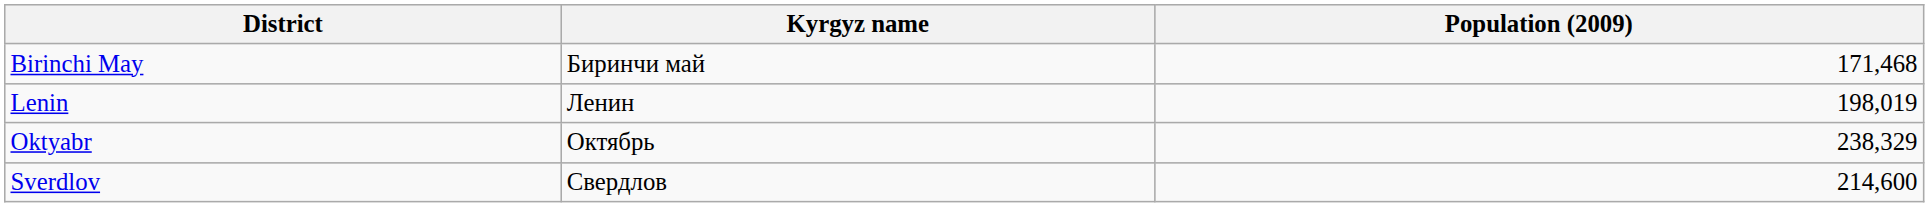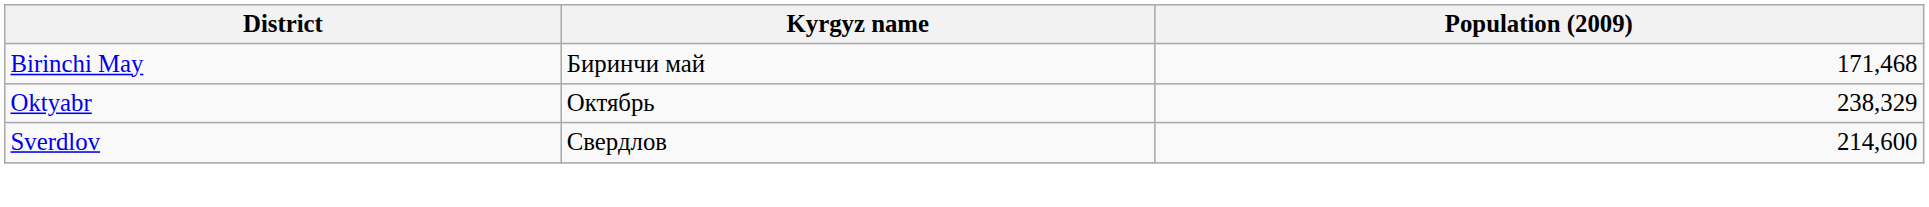- row: (39, 102)
